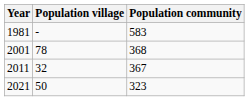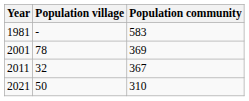(138, 50) 368 -> (138, 50) 369
(138, 86) 323 -> (138, 86) 310
